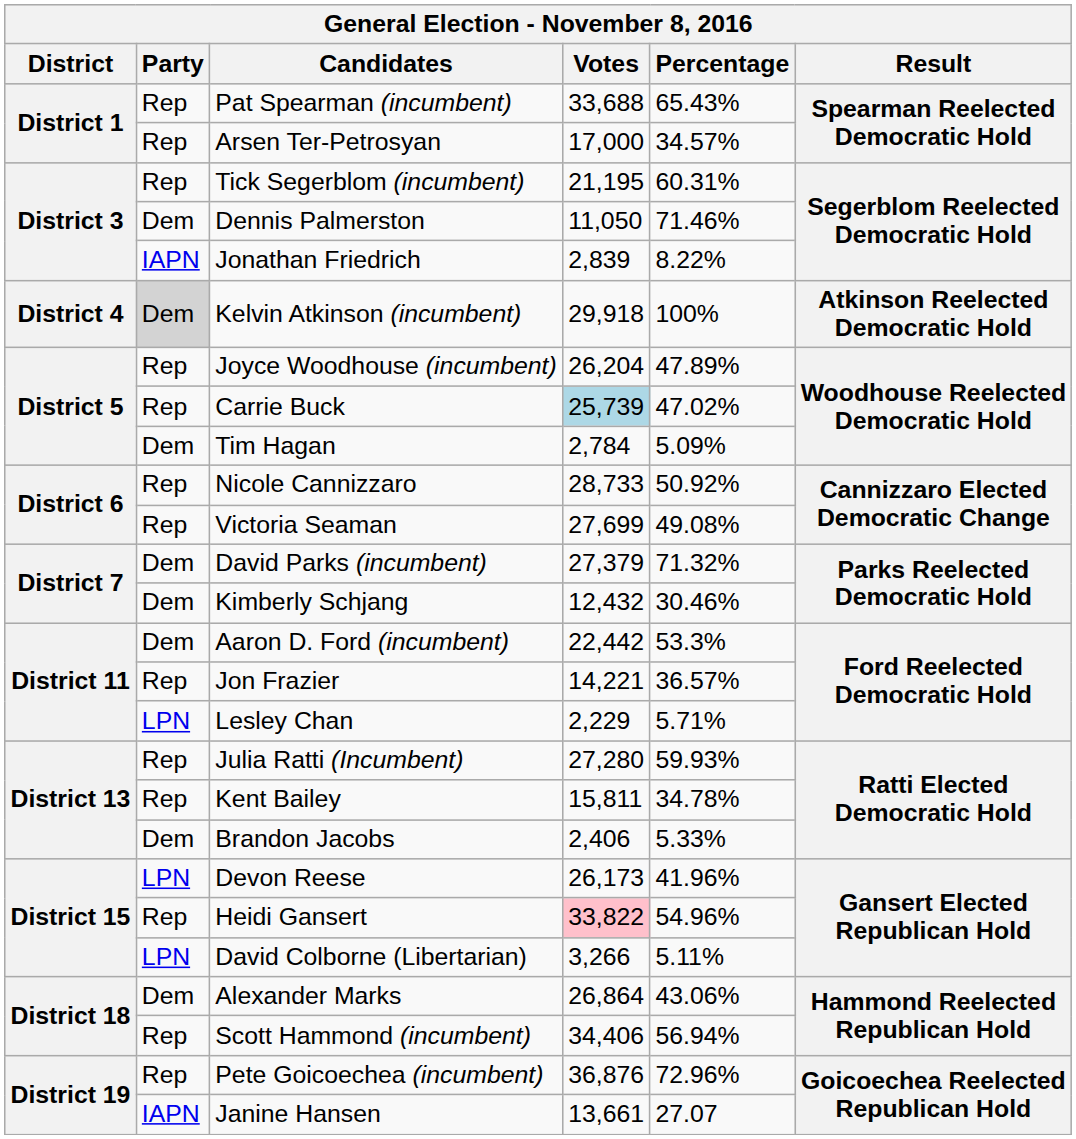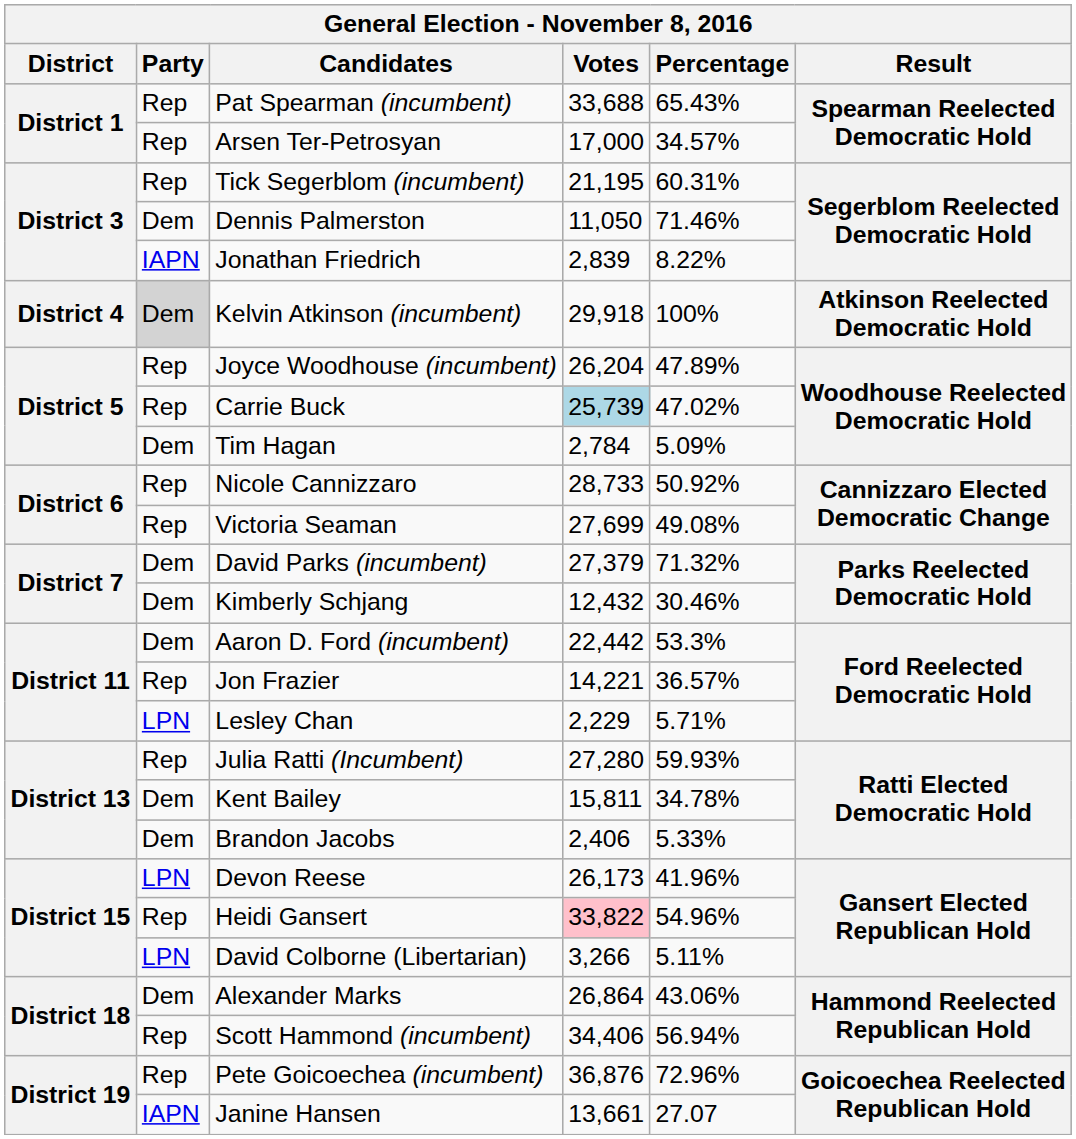(165, 799) Rep -> (168, 799) Dem
